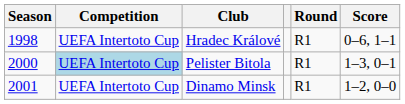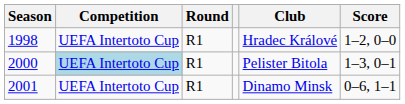columns swapped: (316, 16) <-> (233, 16)
(370, 39) 0–6, 1–1 -> (370, 39) 1–2, 0–0
(370, 87) 1–2, 0–0 -> (370, 87) 0–6, 1–1
